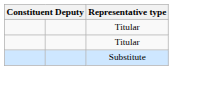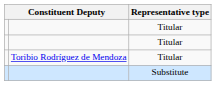+ row: (69, 57)
